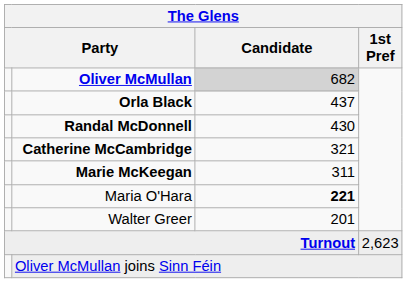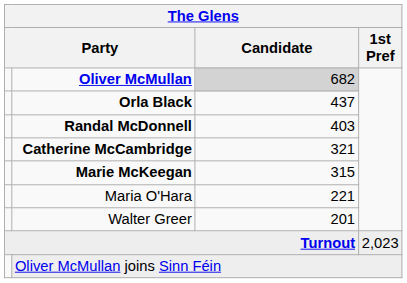(343, 126) 430 -> (343, 126) 403
(343, 172) 311 -> (343, 172) 315
(343, 196) bold -> (343, 196) normal
(380, 242) 2,623 -> (380, 242) 2,023
